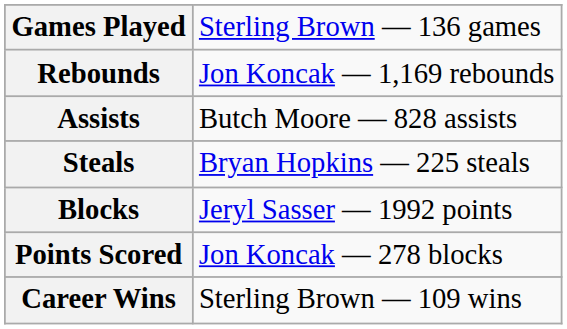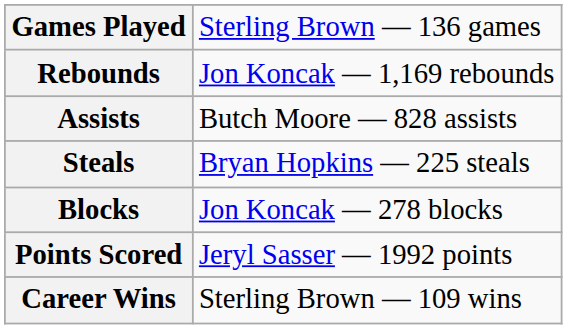(356, 208) Jeryl Sasser — 1992 points -> (351, 208) Jon Koncak — 278 blocks
(351, 254) Jon Koncak — 278 blocks -> (356, 254) Jeryl Sasser — 1992 points
